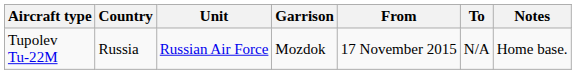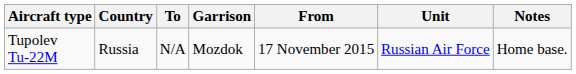columns swapped: (214, 16) <-> (477, 16)
